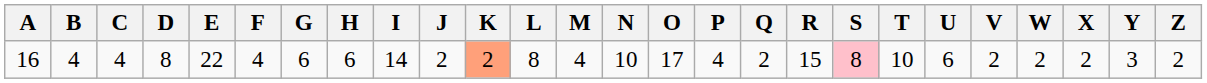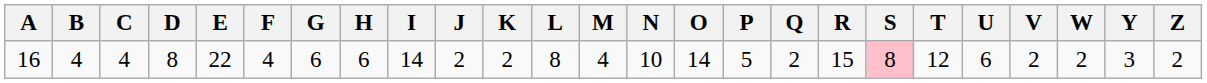- column: (1086, 22)
(488, 59) lightsalmon background -> (507, 59) no background
(672, 59) 17 -> (699, 59) 14
(718, 59) 4 -> (747, 59) 5
(902, 59) 10 -> (938, 59) 12
